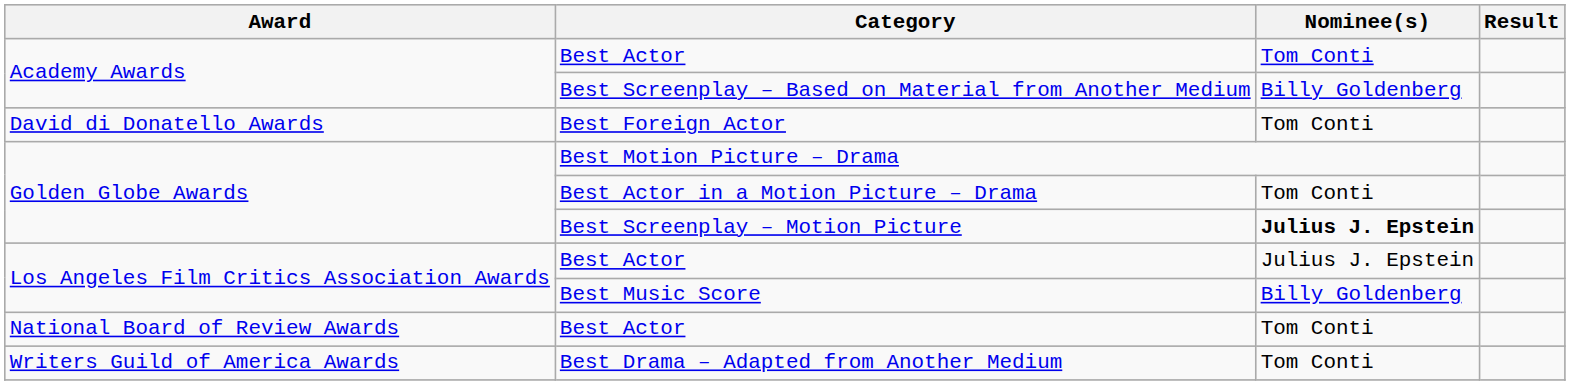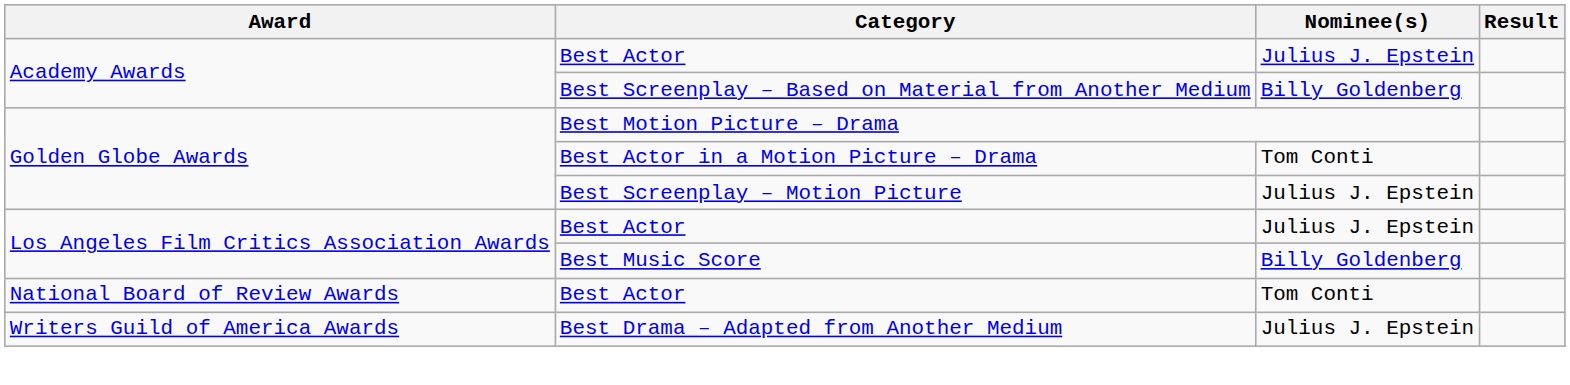(1317, 56) Tom Conti -> (1367, 56) Julius J. Epstein
- row: (167, 124)
(1367, 227) bold -> (1367, 192) normal
(1317, 363) Tom Conti -> (1367, 329) Julius J. Epstein
